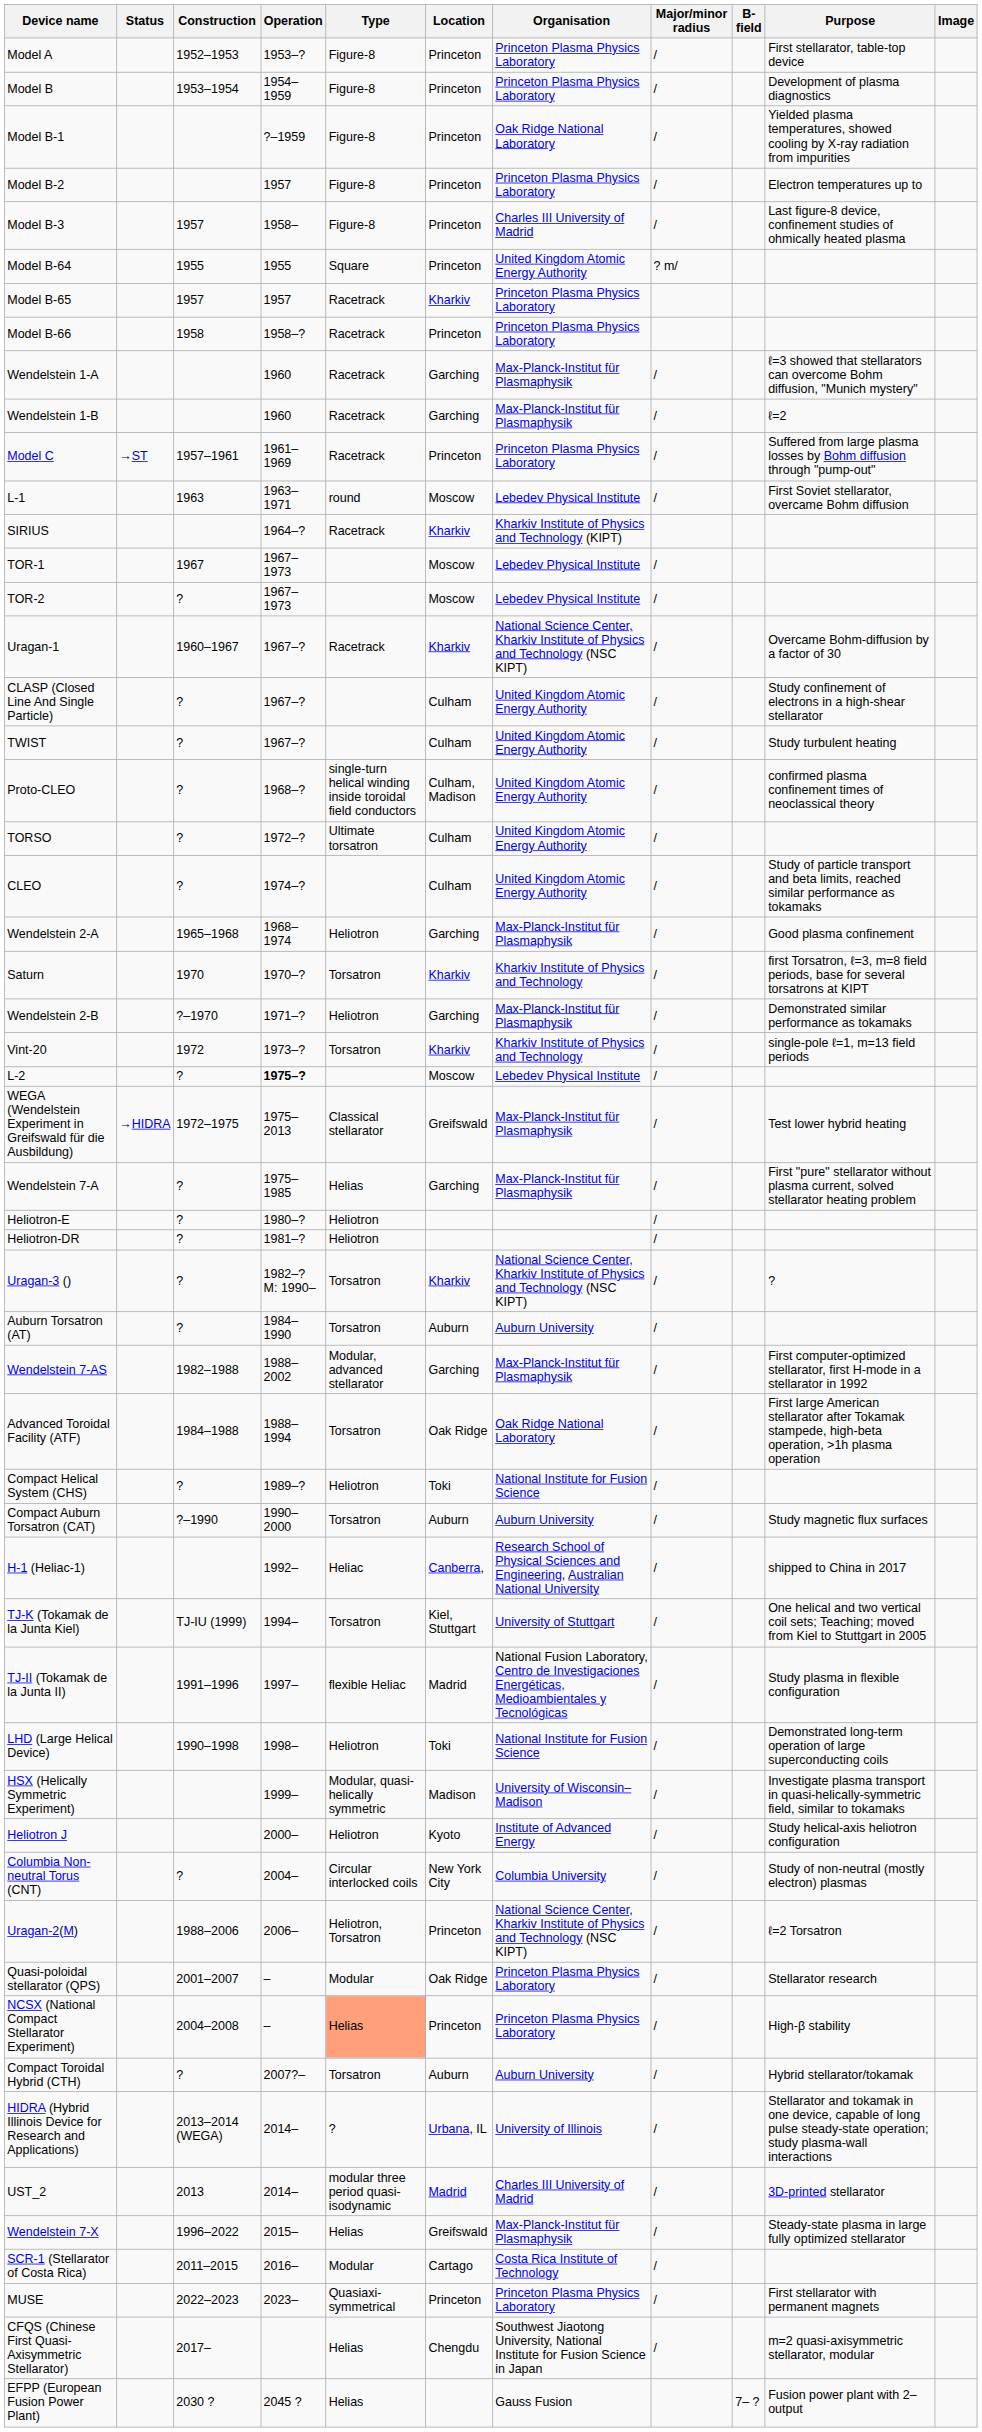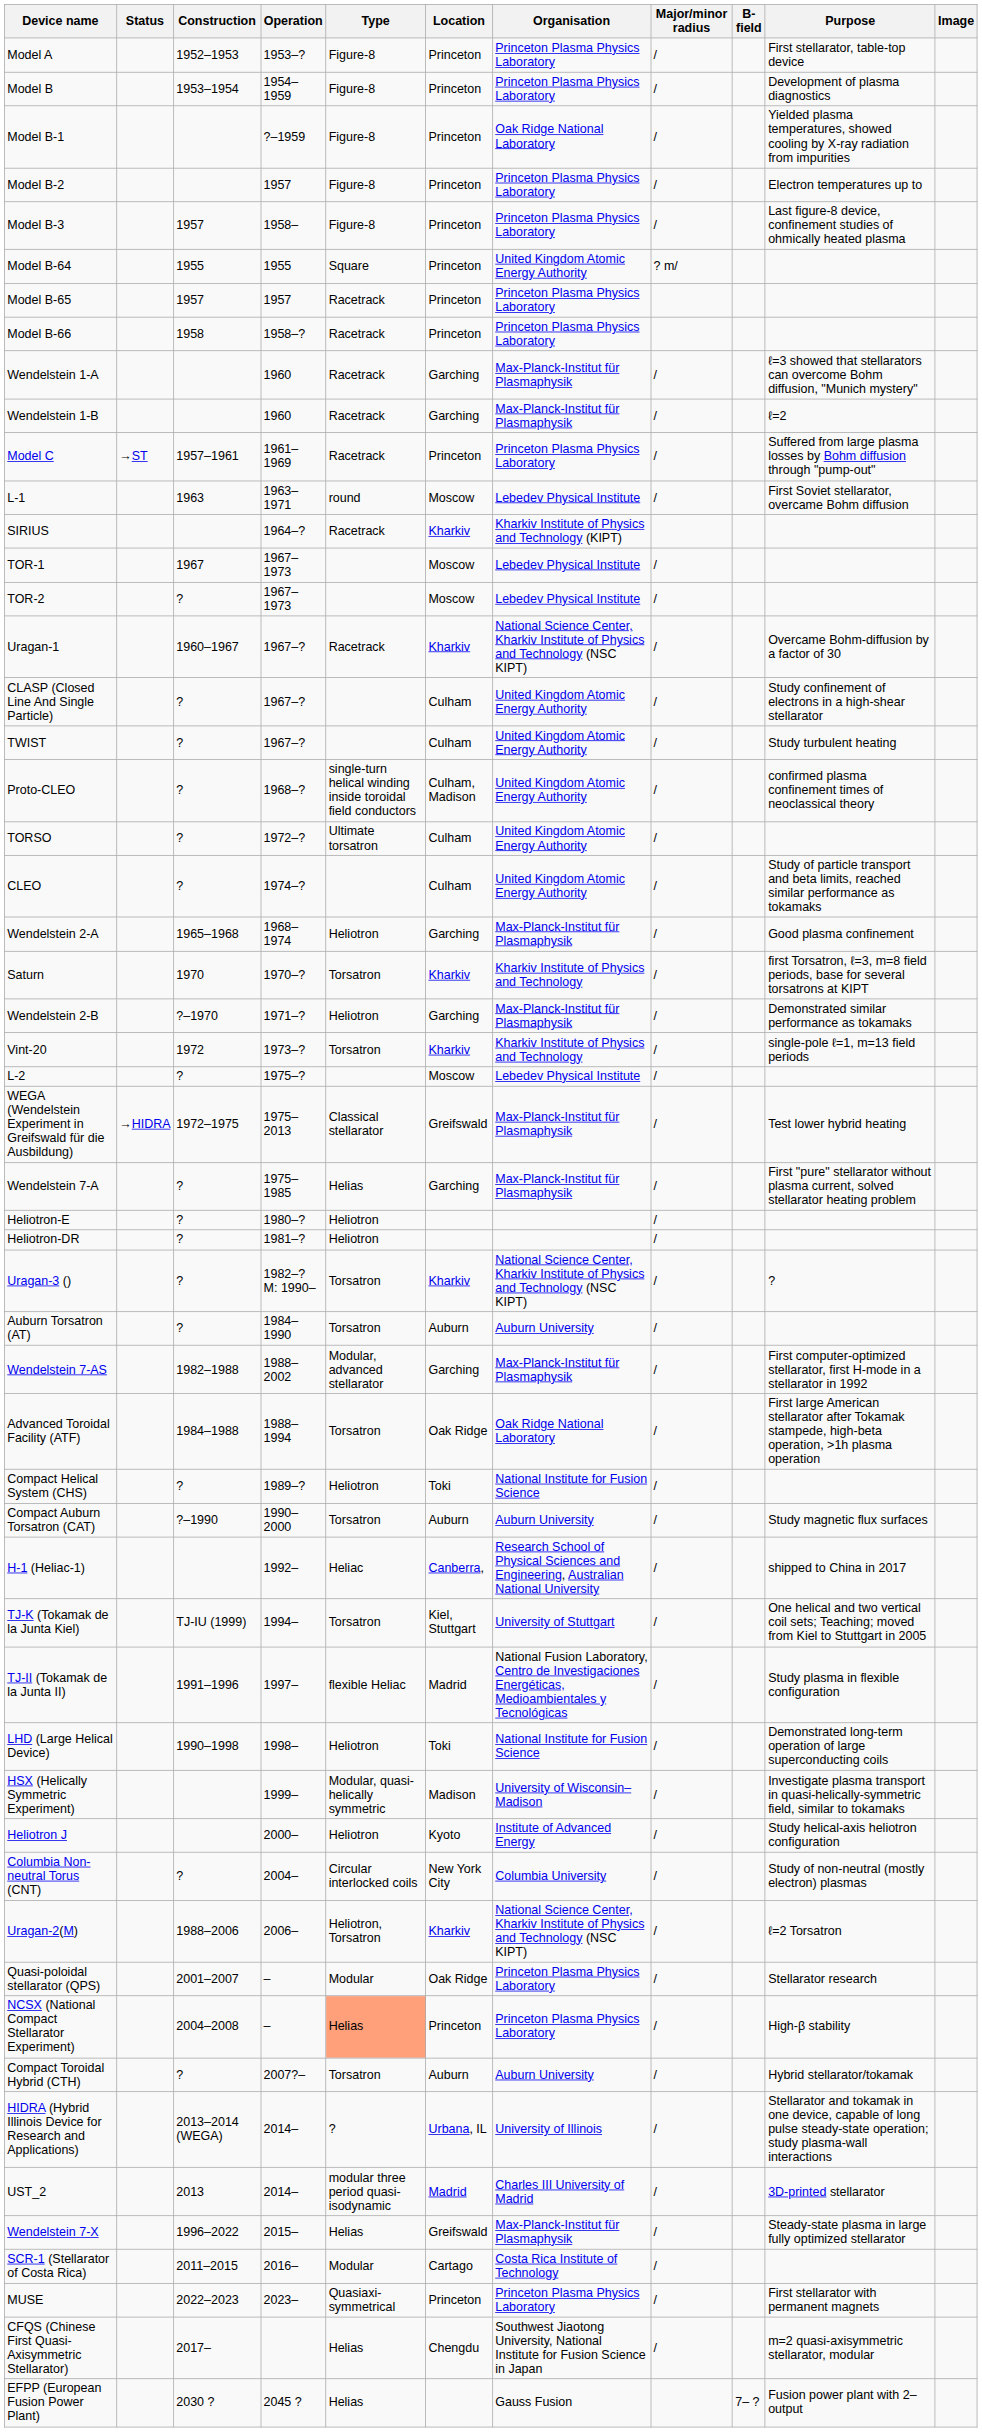(560, 225) Charles III University of Madrid -> (567, 225) Princeton Plasma Physics Laboratory
(449, 300) Kharkiv -> (455, 300) Princeton
(285, 1076) bold -> (284, 1076) normal
(455, 1931) Princeton -> (449, 1931) Kharkiv
